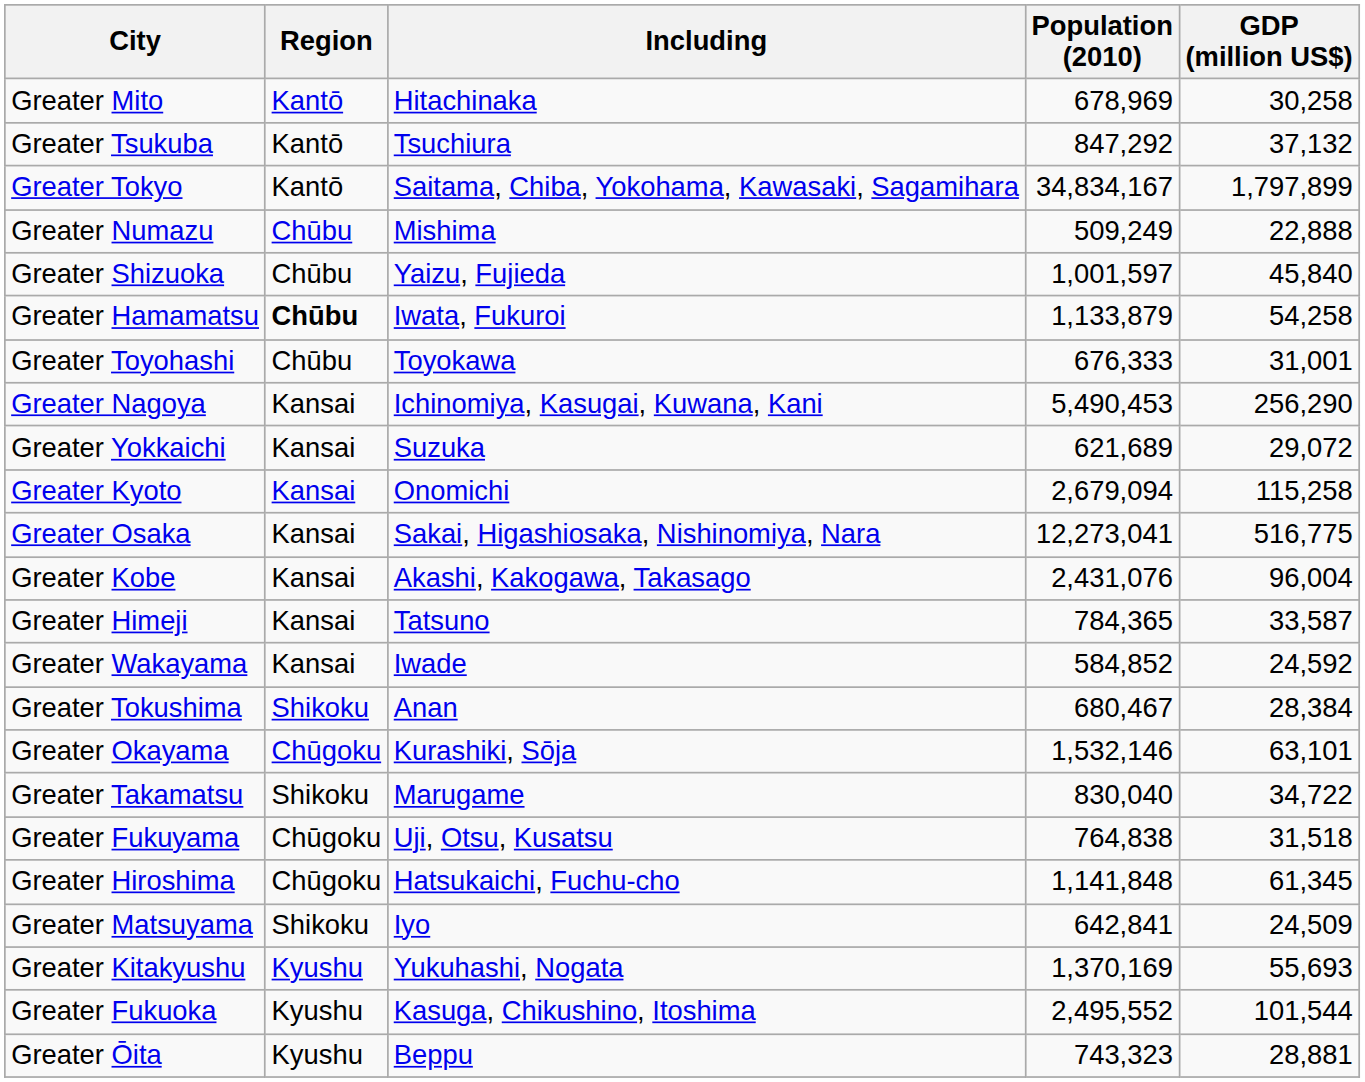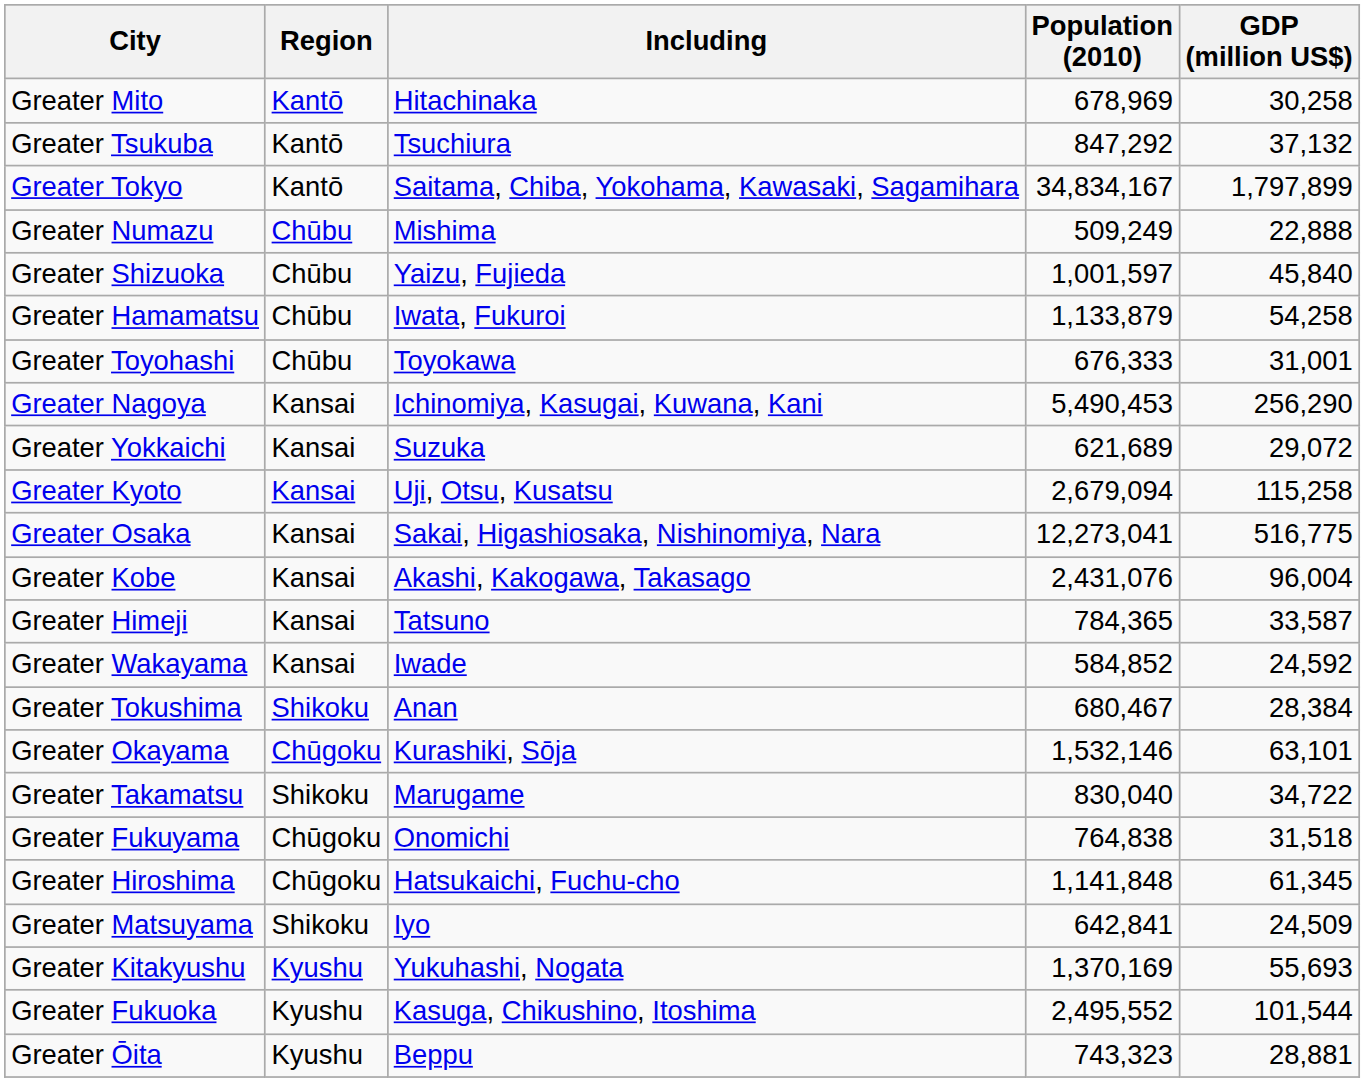(315, 317) bold -> (312, 317) normal
(452, 490) Onomichi -> (503, 490) Uji, Otsu, Kusatsu
(503, 838) Uji, Otsu, Kusatsu -> (452, 838) Onomichi
